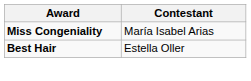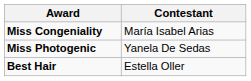+ row: (51, 48)
